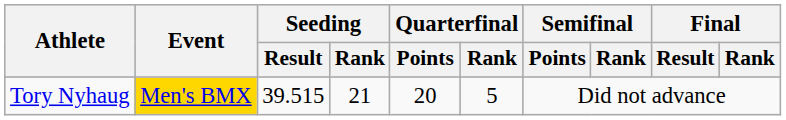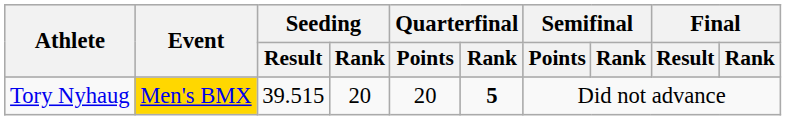(360, 96) 21 -> (360, 96) 20
(492, 96) normal -> (492, 96) bold
